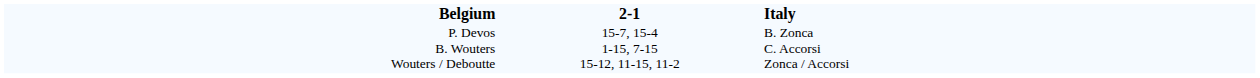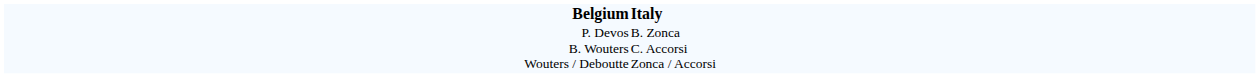- column: (630, 13)
